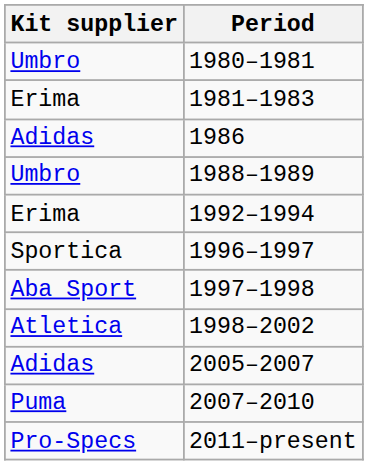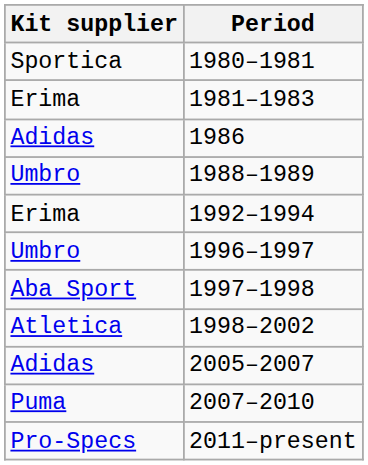(45, 62) Umbro -> (66, 62) Sportica
(66, 251) Sportica -> (45, 251) Umbro
